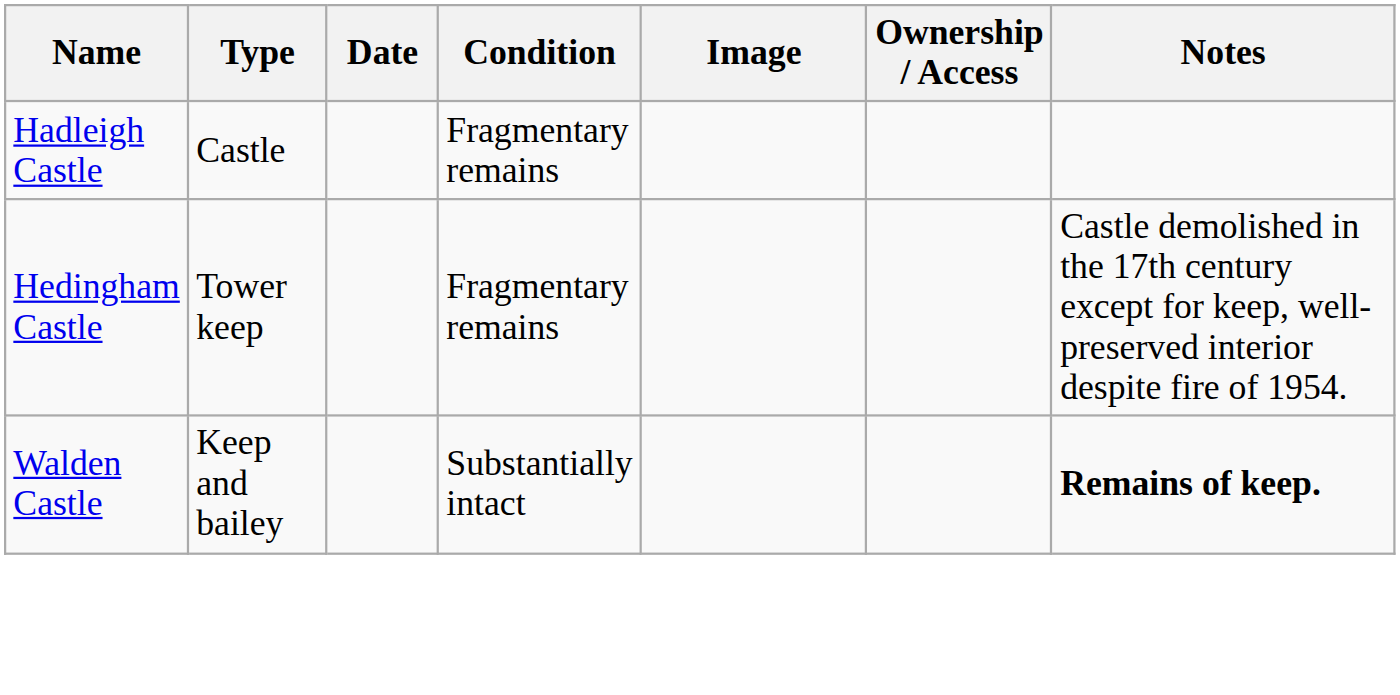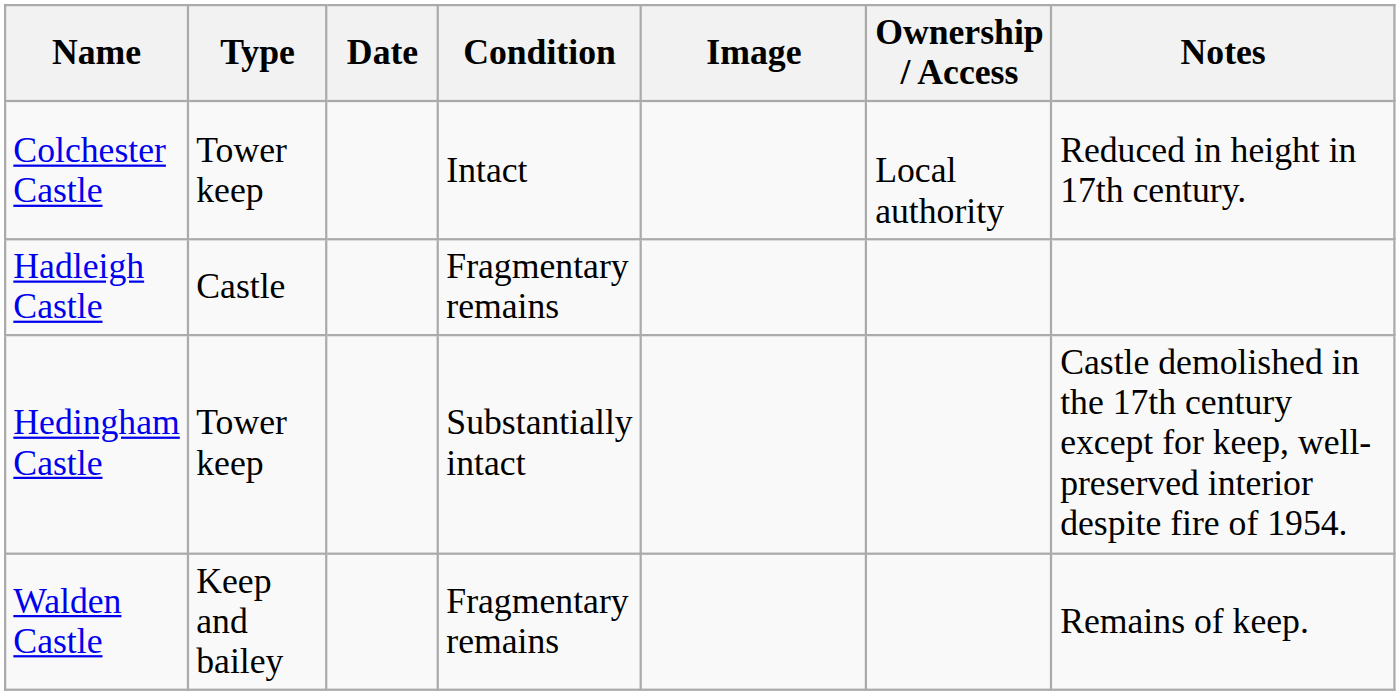+ row: (90, 169)
(537, 306) Fragmentary remains -> (539, 443) Substantially intact
(539, 483) Substantially intact -> (537, 620) Fragmentary remains
(1190, 483) bold -> (1185, 620) normal
